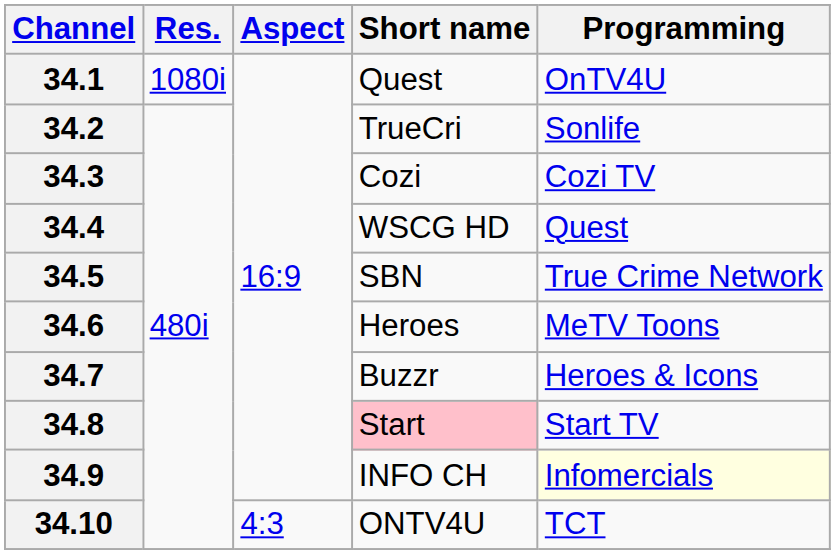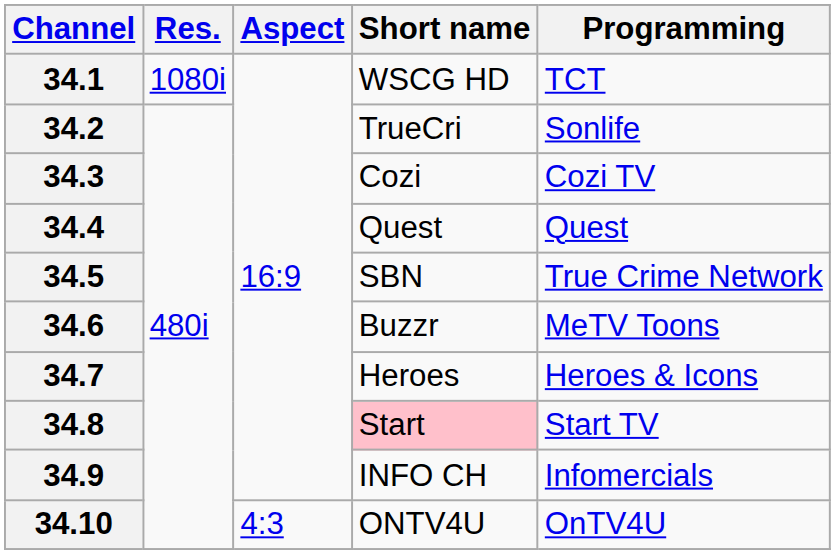(400, 78) Quest -> (434, 78) WSCG HD
(606, 78) OnTV4U -> (575, 78) TCT
(434, 227) WSCG HD -> (400, 227) Quest
(409, 326) Heroes -> (399, 326) Buzzr
(399, 375) Buzzr -> (409, 375) Heroes
(629, 474) lightyellow background -> (629, 474) no background
(575, 524) TCT -> (606, 524) OnTV4U
